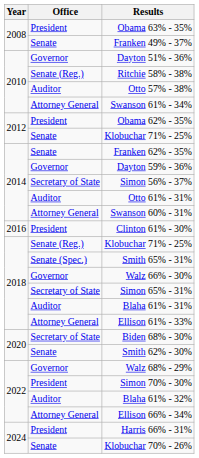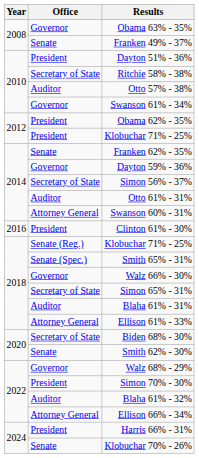(49, 27) President -> (49, 27) Governor
(49, 58) Governor -> (49, 58) President
(57, 74) Senate (Reg.) -> (65, 74) Secretary of State
(65, 105) Attorney General -> (49, 105) Governor
(44, 136) Senate -> (49, 136) President
